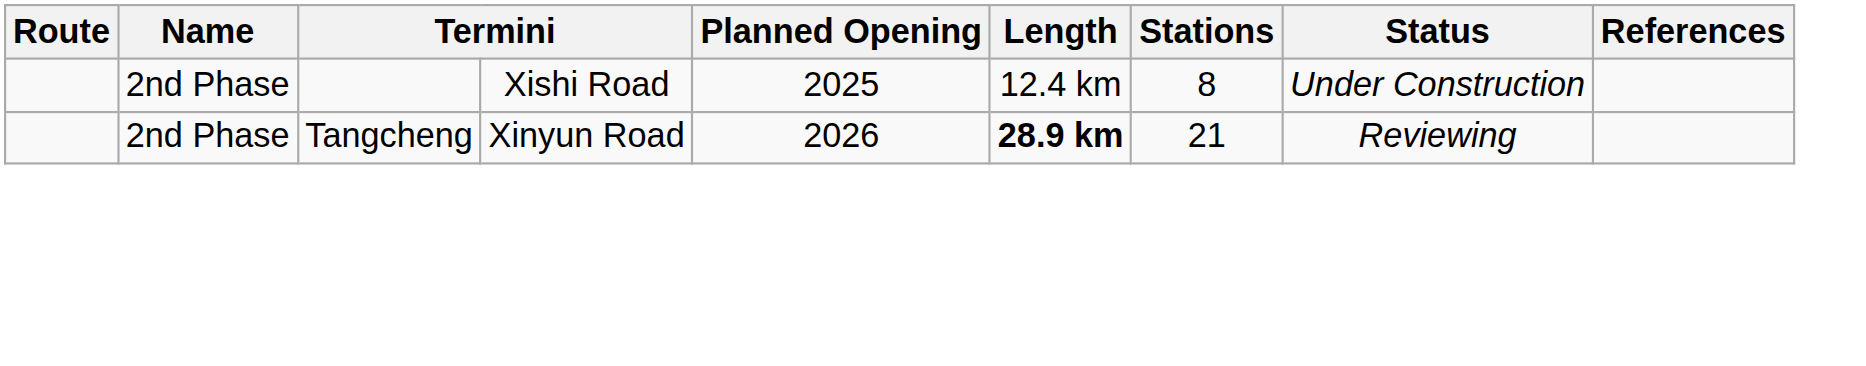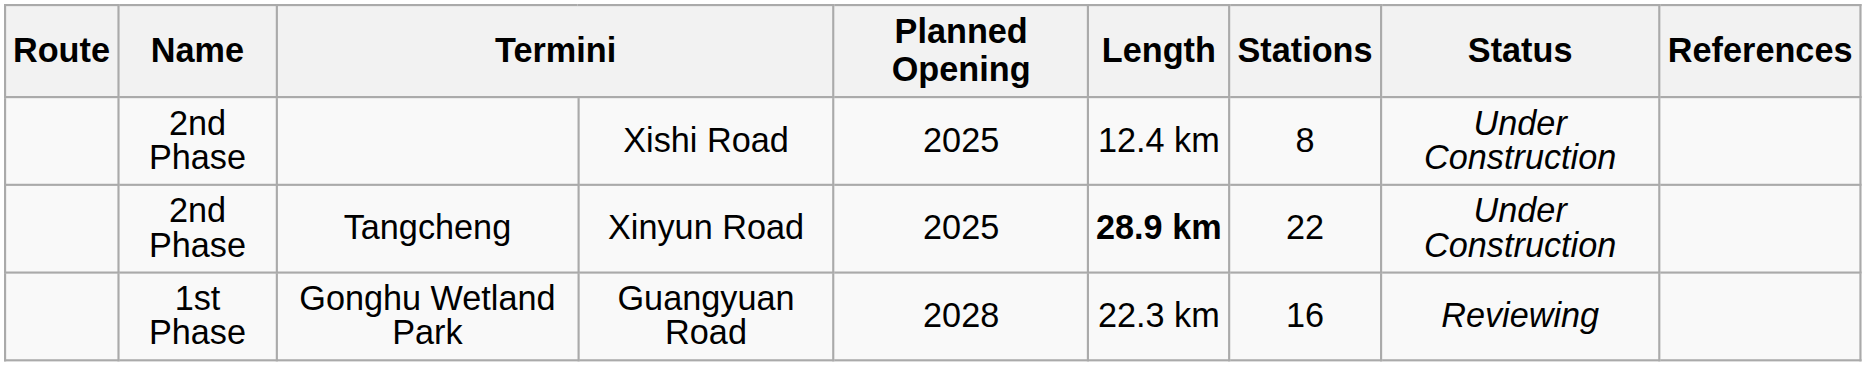(841, 135) 2026 -> (961, 227) 2025
(1207, 135) 21 -> (1305, 227) 22
(1438, 135) Reviewing -> (1520, 227) Under Construction
+ row: (427, 315)
